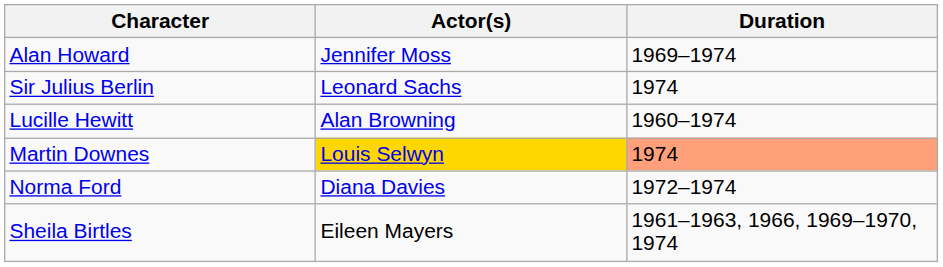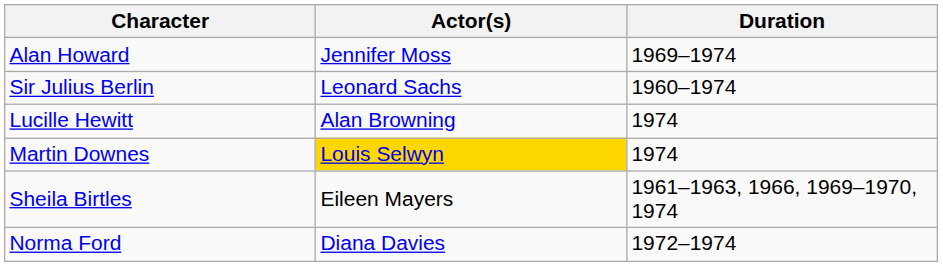(655, 87) 1974 -> (684, 87) 1960–1974
(684, 120) 1960–1974 -> (655, 120) 1974
(655, 154) lightsalmon background -> (655, 154) no background
rows swapped: (65, 187) <-> (71, 232)
